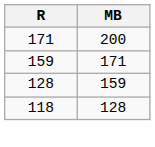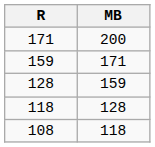+ row: (41, 131)
